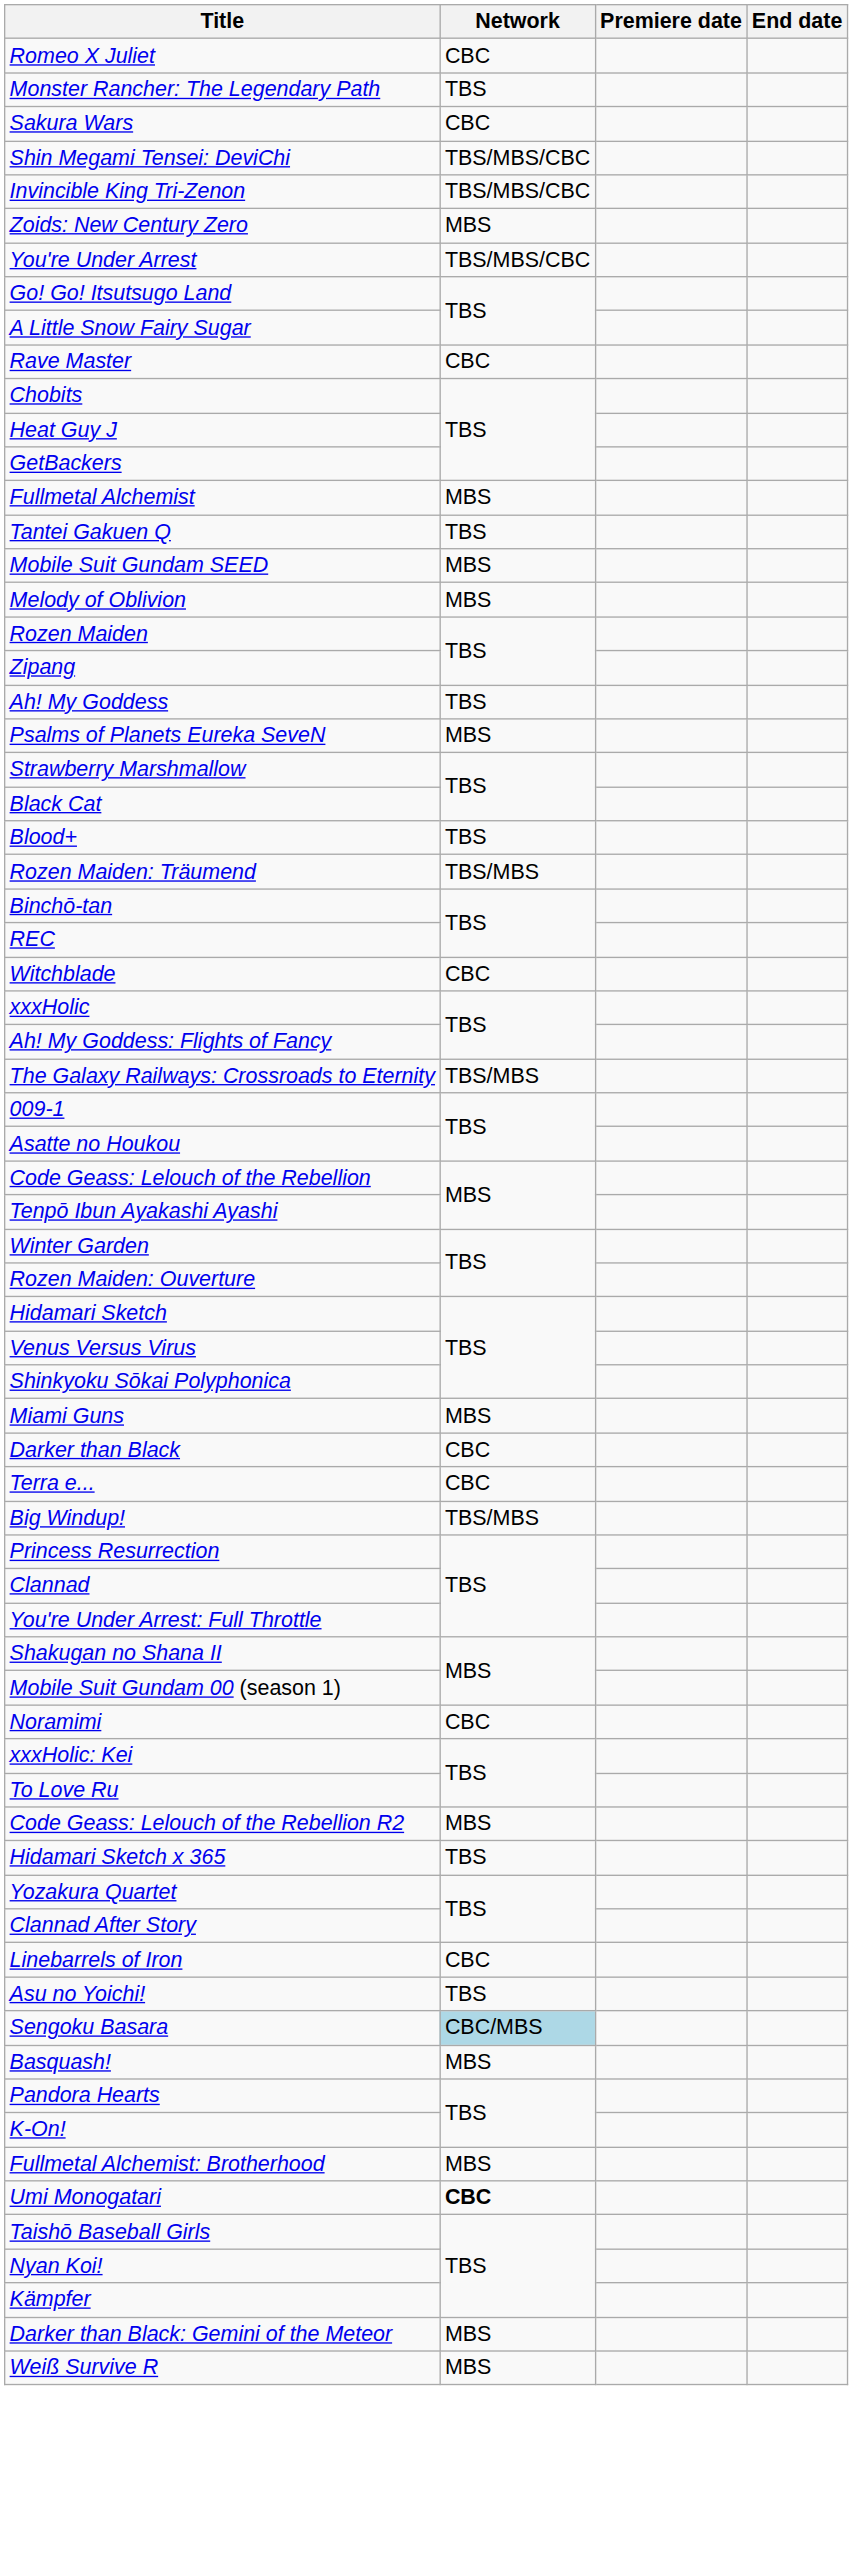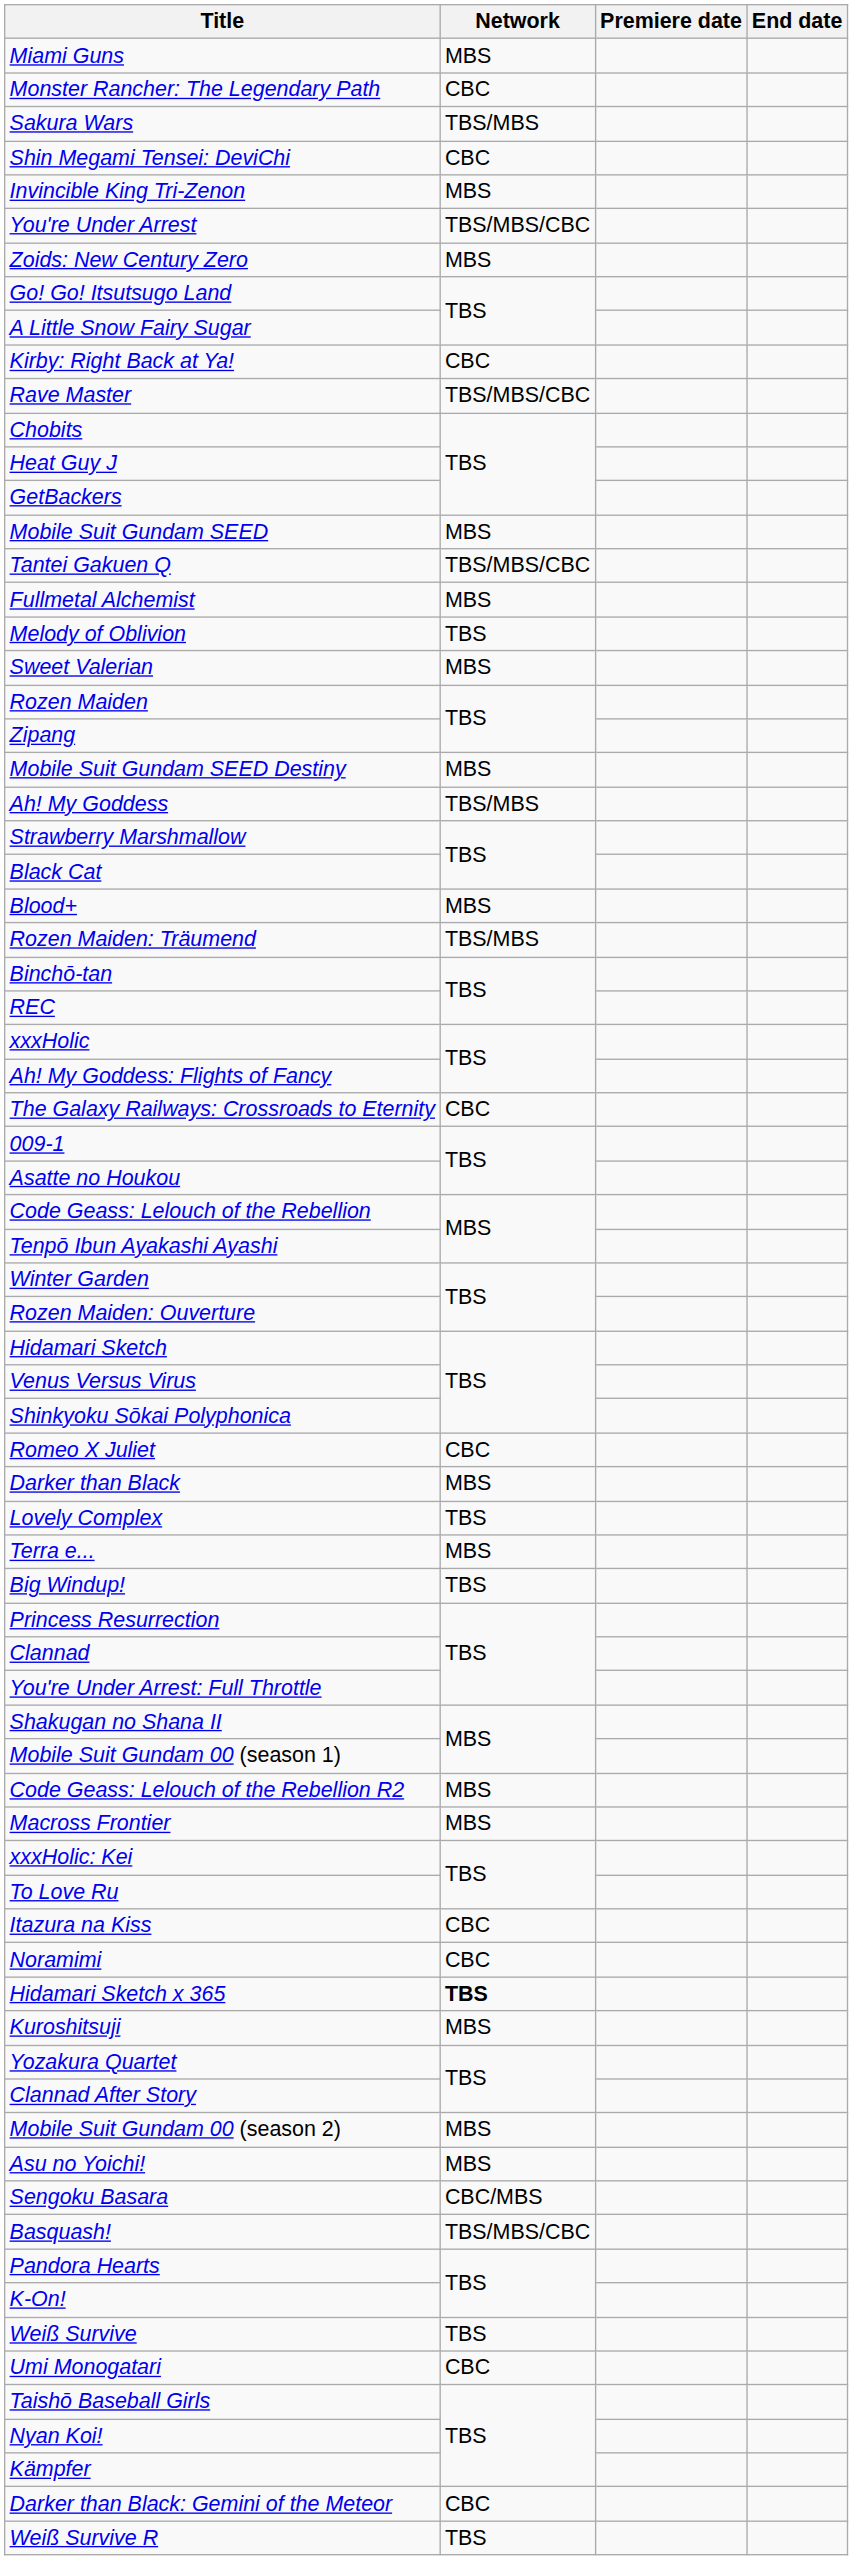rows swapped: (67, 1415) <-> (82, 55)
(466, 89) TBS -> (468, 89) CBC
(468, 123) CBC -> (492, 123) TBS/MBS
(518, 157) TBS/MBS/CBC -> (468, 157) CBC
(518, 191) TBS/MBS/CBC -> (468, 191) MBS
rows swapped: (129, 225) <-> (103, 259)
+ row: (122, 361)
(468, 361) CBC -> (518, 395) TBS/MBS/CBC
rows swapped: (139, 565) <-> (102, 497)
(466, 531) TBS -> (518, 565) TBS/MBS/CBC
(468, 599) MBS -> (466, 633) TBS
+ row: (81, 667)
+ row: (178, 769)
(466, 701) TBS -> (492, 803) TBS/MBS
- row: (168, 735)
(466, 837) TBS -> (468, 905) MBS
- row: (63, 973)
(492, 1075) TBS/MBS -> (468, 1109) CBC
(468, 1449) CBC -> (468, 1483) MBS
+ row: (86, 1517)
(468, 1483) CBC -> (468, 1551) MBS
(492, 1517) TBS/MBS -> (466, 1585) TBS
rows swapped: (55, 1721) <-> (207, 1823)
+ row: (90, 1823)
+ row: (81, 1925)
(466, 1857) normal -> (466, 1993) bold
+ row: (65, 2027)
- row: (96, 1959)
+ row: (175, 2129)
(466, 1993) TBS -> (468, 2163) MBS
(494, 2027) lightblue background -> (494, 2197) no background
(468, 2061) MBS -> (518, 2231) TBS/MBS/CBC
- row: (167, 2163)
+ row: (73, 2333)
(468, 2197) bold -> (468, 2367) normal
(468, 2333) MBS -> (468, 2503) CBC
(468, 2367) MBS -> (466, 2537) TBS
